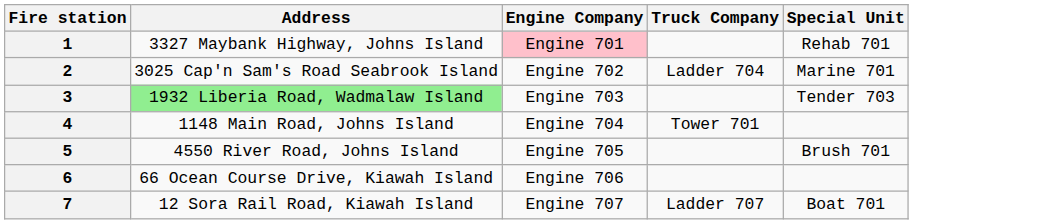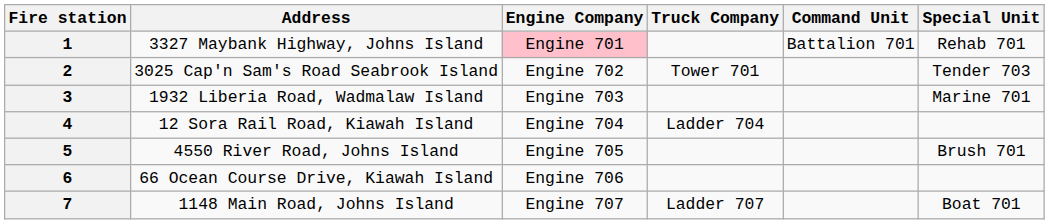+ column: (851, 18)
(715, 71) Ladder 704 -> (715, 71) Tower 701
(846, 71) Marine 701 -> (981, 71) Tender 703
(316, 98) lightgreen background -> (316, 98) no background
(846, 98) Tender 703 -> (981, 98) Marine 701
(316, 125) 1148 Main Road, Johns Island -> (316, 125) 12 Sora Rail Road, Kiawah Island
(715, 125) Tower 701 -> (715, 125) Ladder 704
(316, 205) 12 Sora Rail Road, Kiawah Island -> (316, 205) 1148 Main Road, Johns Island
